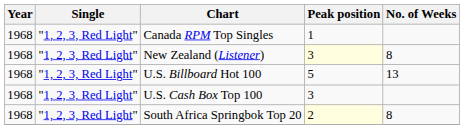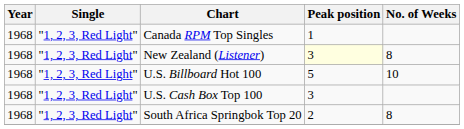(392, 74) 13 -> (392, 74) 10
(311, 114) lightyellow background -> (311, 114) no background
